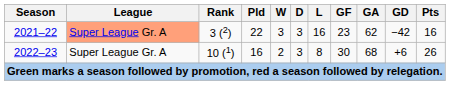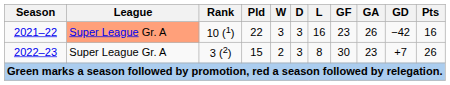(221, 32) 3 (2) -> (221, 32) 10 (1)
(371, 32) 62 -> (371, 32) 26
(221, 52) 10 (1) -> (221, 52) 3 (2)
(256, 52) 16 -> (256, 52) 15
(371, 52) 68 -> (371, 52) 23
(401, 52) +6 -> (401, 52) +7
